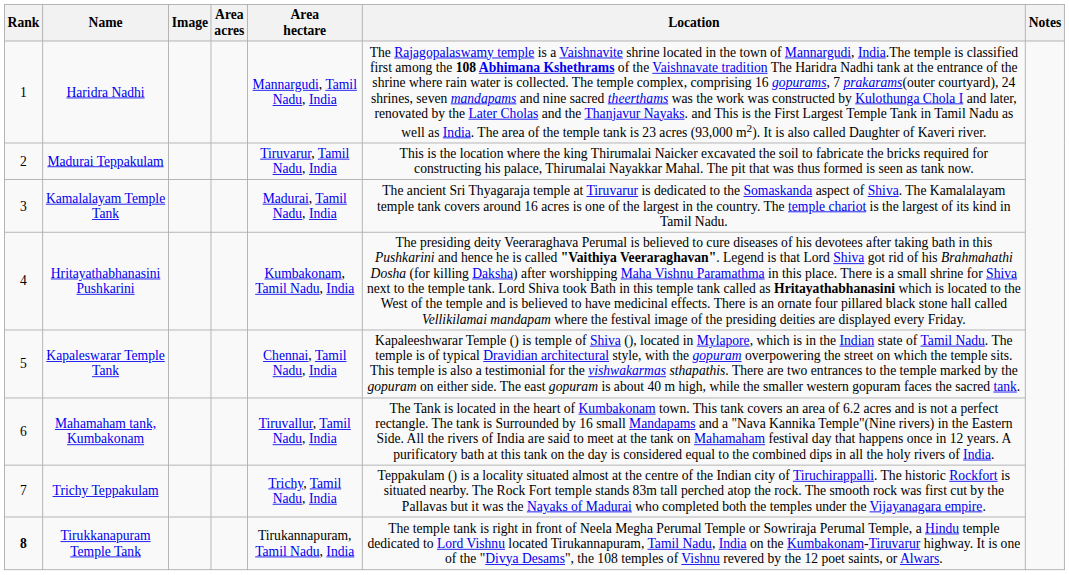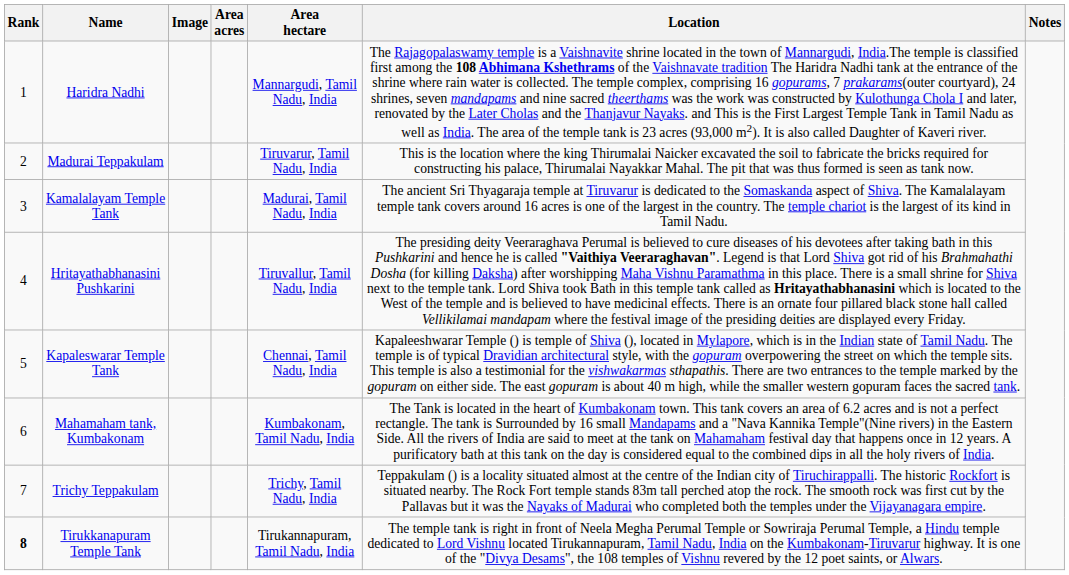(305, 281) Kumbakonam, Tamil Nadu, India -> (305, 281) Tiruvallur, Tamil Nadu, India
(305, 431) Tiruvallur, Tamil Nadu, India -> (305, 431) Kumbakonam, Tamil Nadu, India
